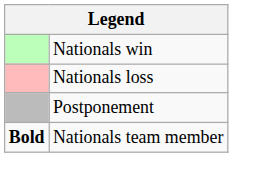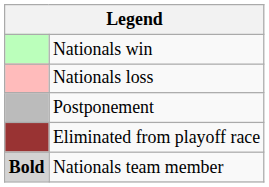+ row: (157, 137)
(27, 137) no background -> (27, 166) lightgrey background
